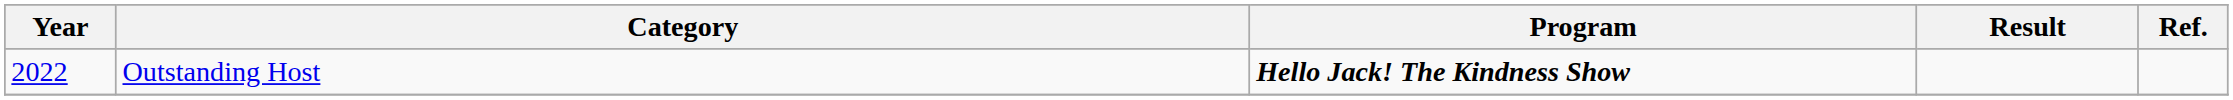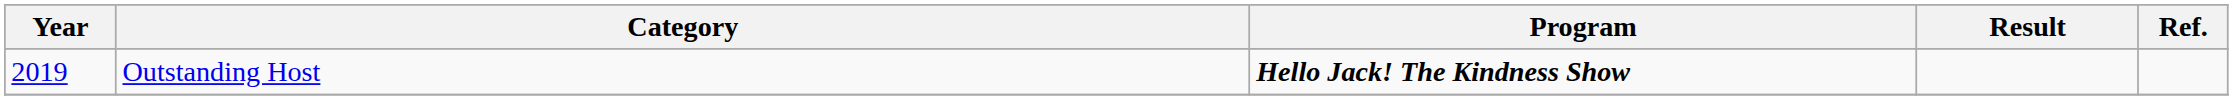(40, 71) 2022 -> (40, 71) 2019
